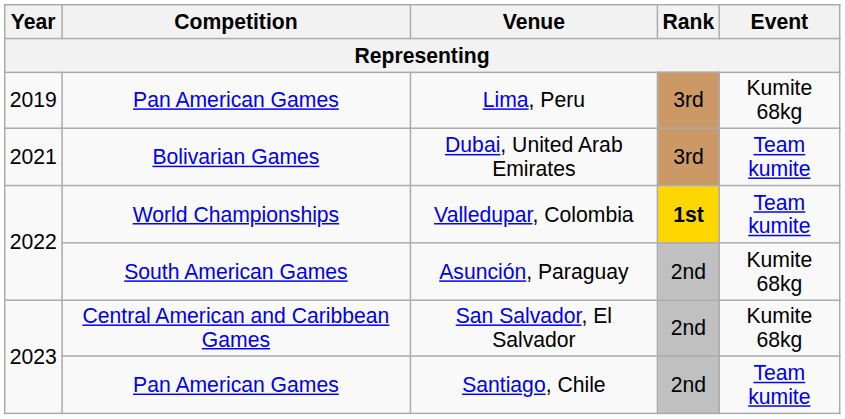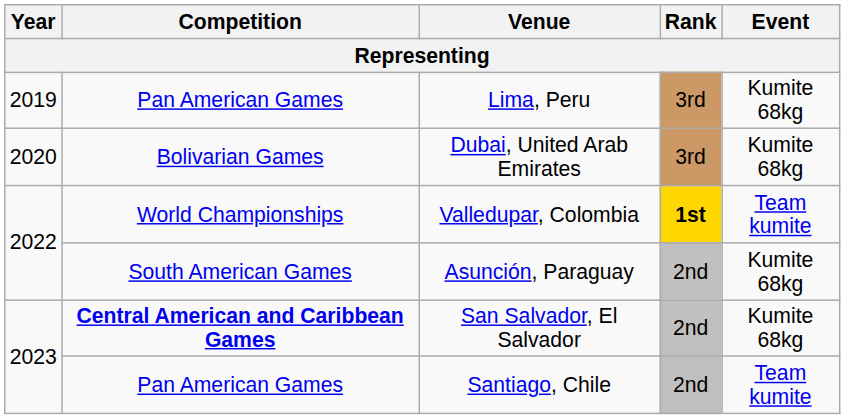(33, 157) 2021 -> (33, 157) 2020
(779, 157) Team kumite -> (780, 157) Kumite 68kg
(236, 328) normal -> (240, 328) bold
